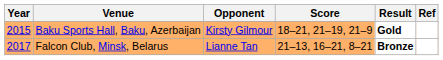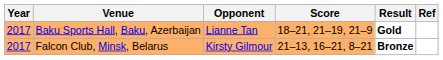(19, 30) 2015 -> (19, 30) 2017
(239, 30) Kirsty Gilmour -> (232, 30) Lianne Tan
(232, 47) Lianne Tan -> (239, 47) Kirsty Gilmour
